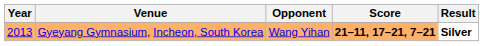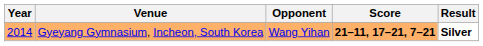(20, 32) 2013 -> (20, 32) 2014
